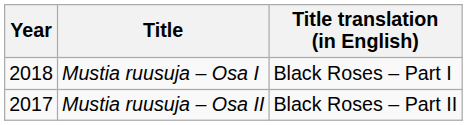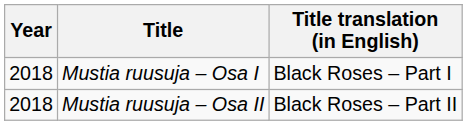(31, 104) 2017 -> (31, 104) 2018
